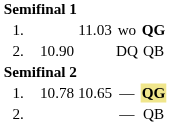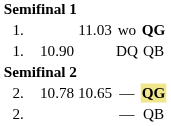(18, 51) 2. -> (18, 51) 1.
(18, 93) 1. -> (18, 93) 2.
